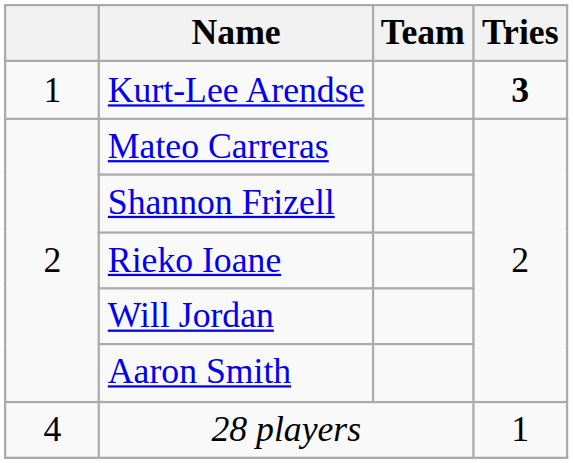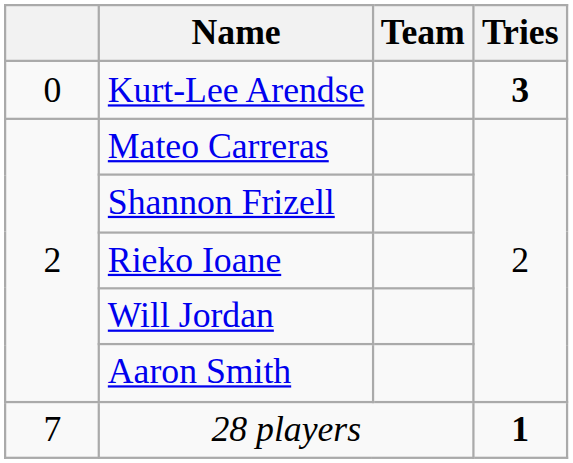(52, 89) 1 -> (52, 89) 0
(52, 428) 4 -> (52, 428) 7
(520, 428) normal -> (520, 428) bold
